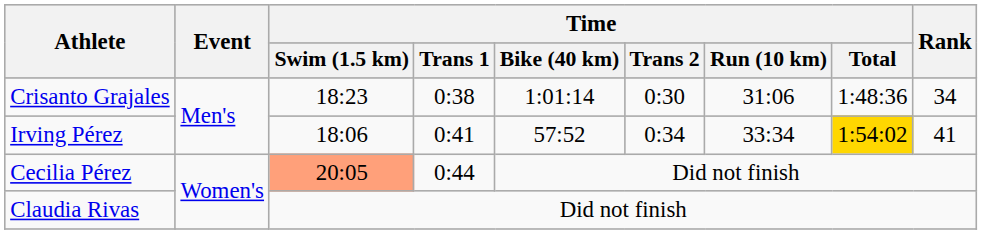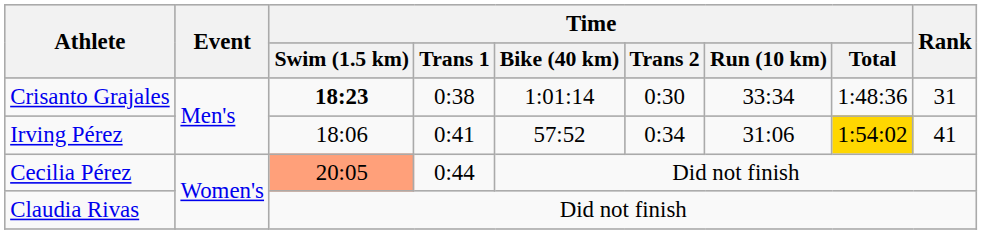(342, 97) normal -> (342, 97) bold
(768, 97) 31:06 -> (768, 97) 33:34
(945, 97) 34 -> (945, 97) 31
(768, 135) 33:34 -> (768, 135) 31:06
